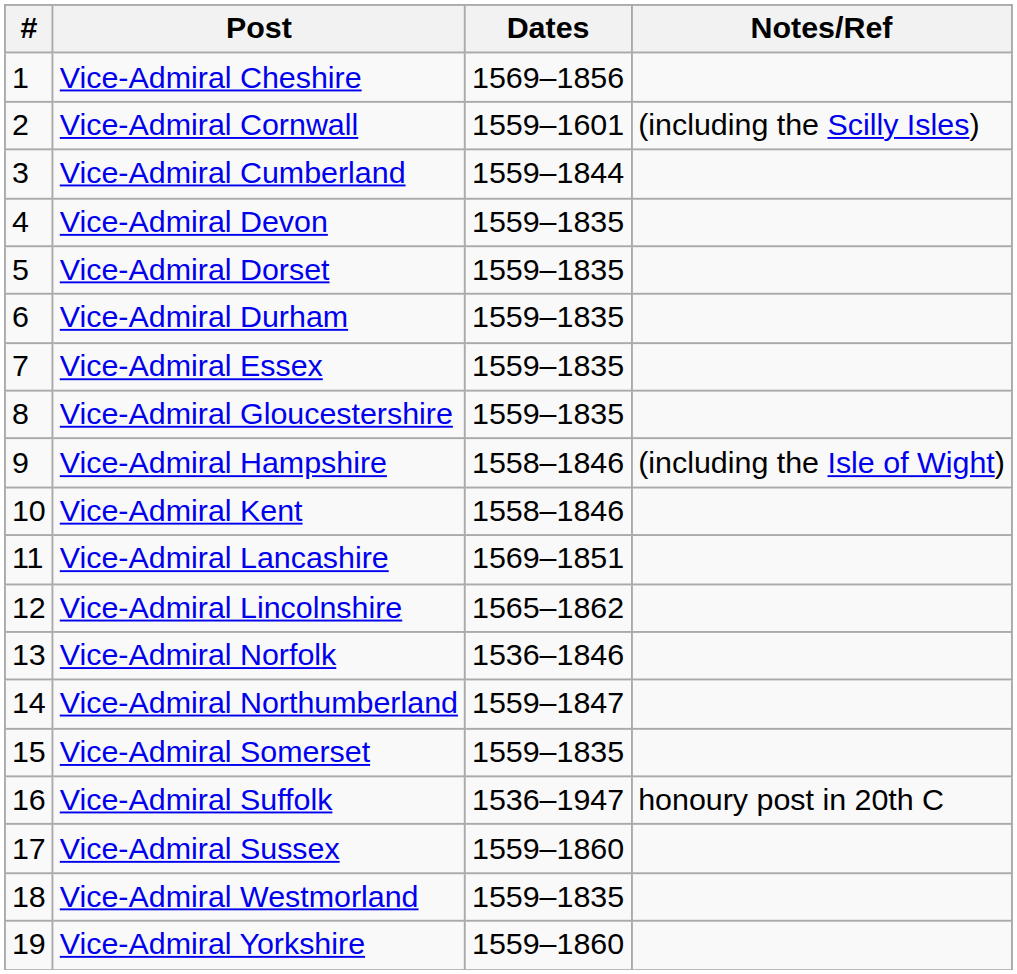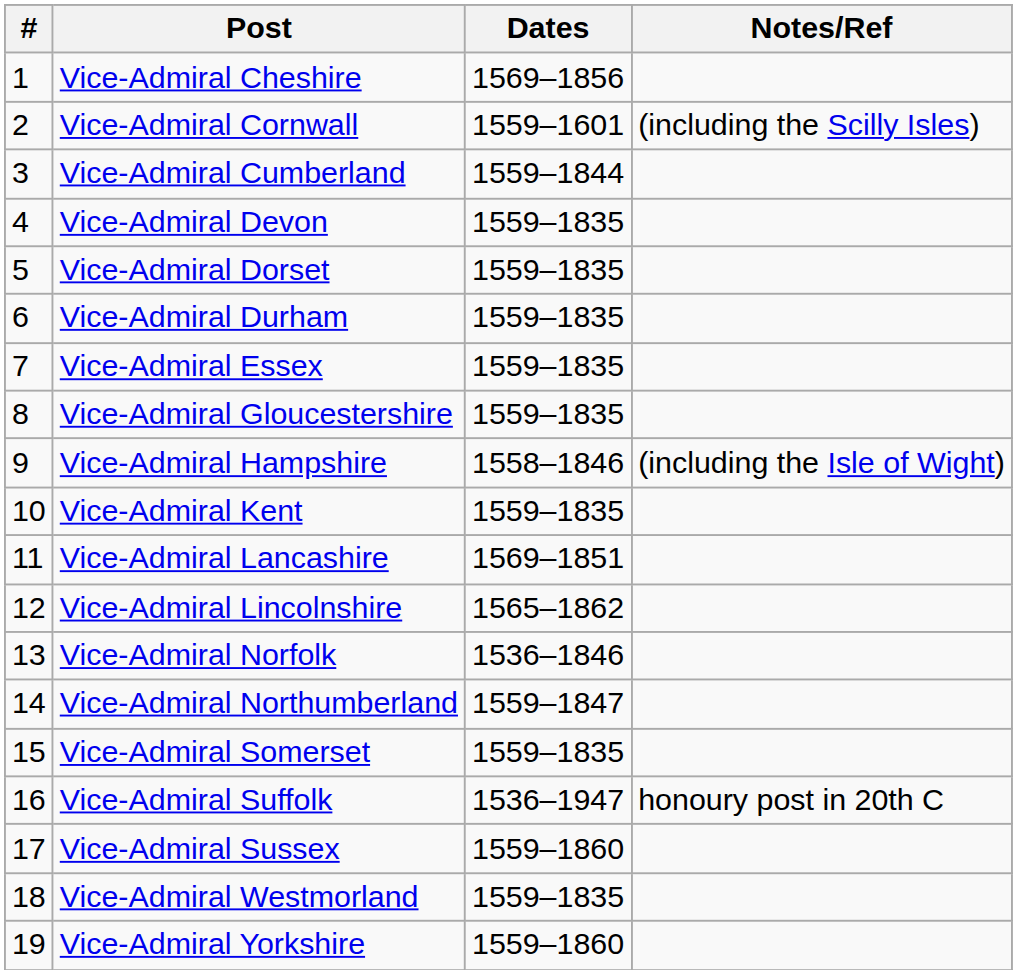(548, 510) 1558–1846 -> (548, 510) 1559–1835
